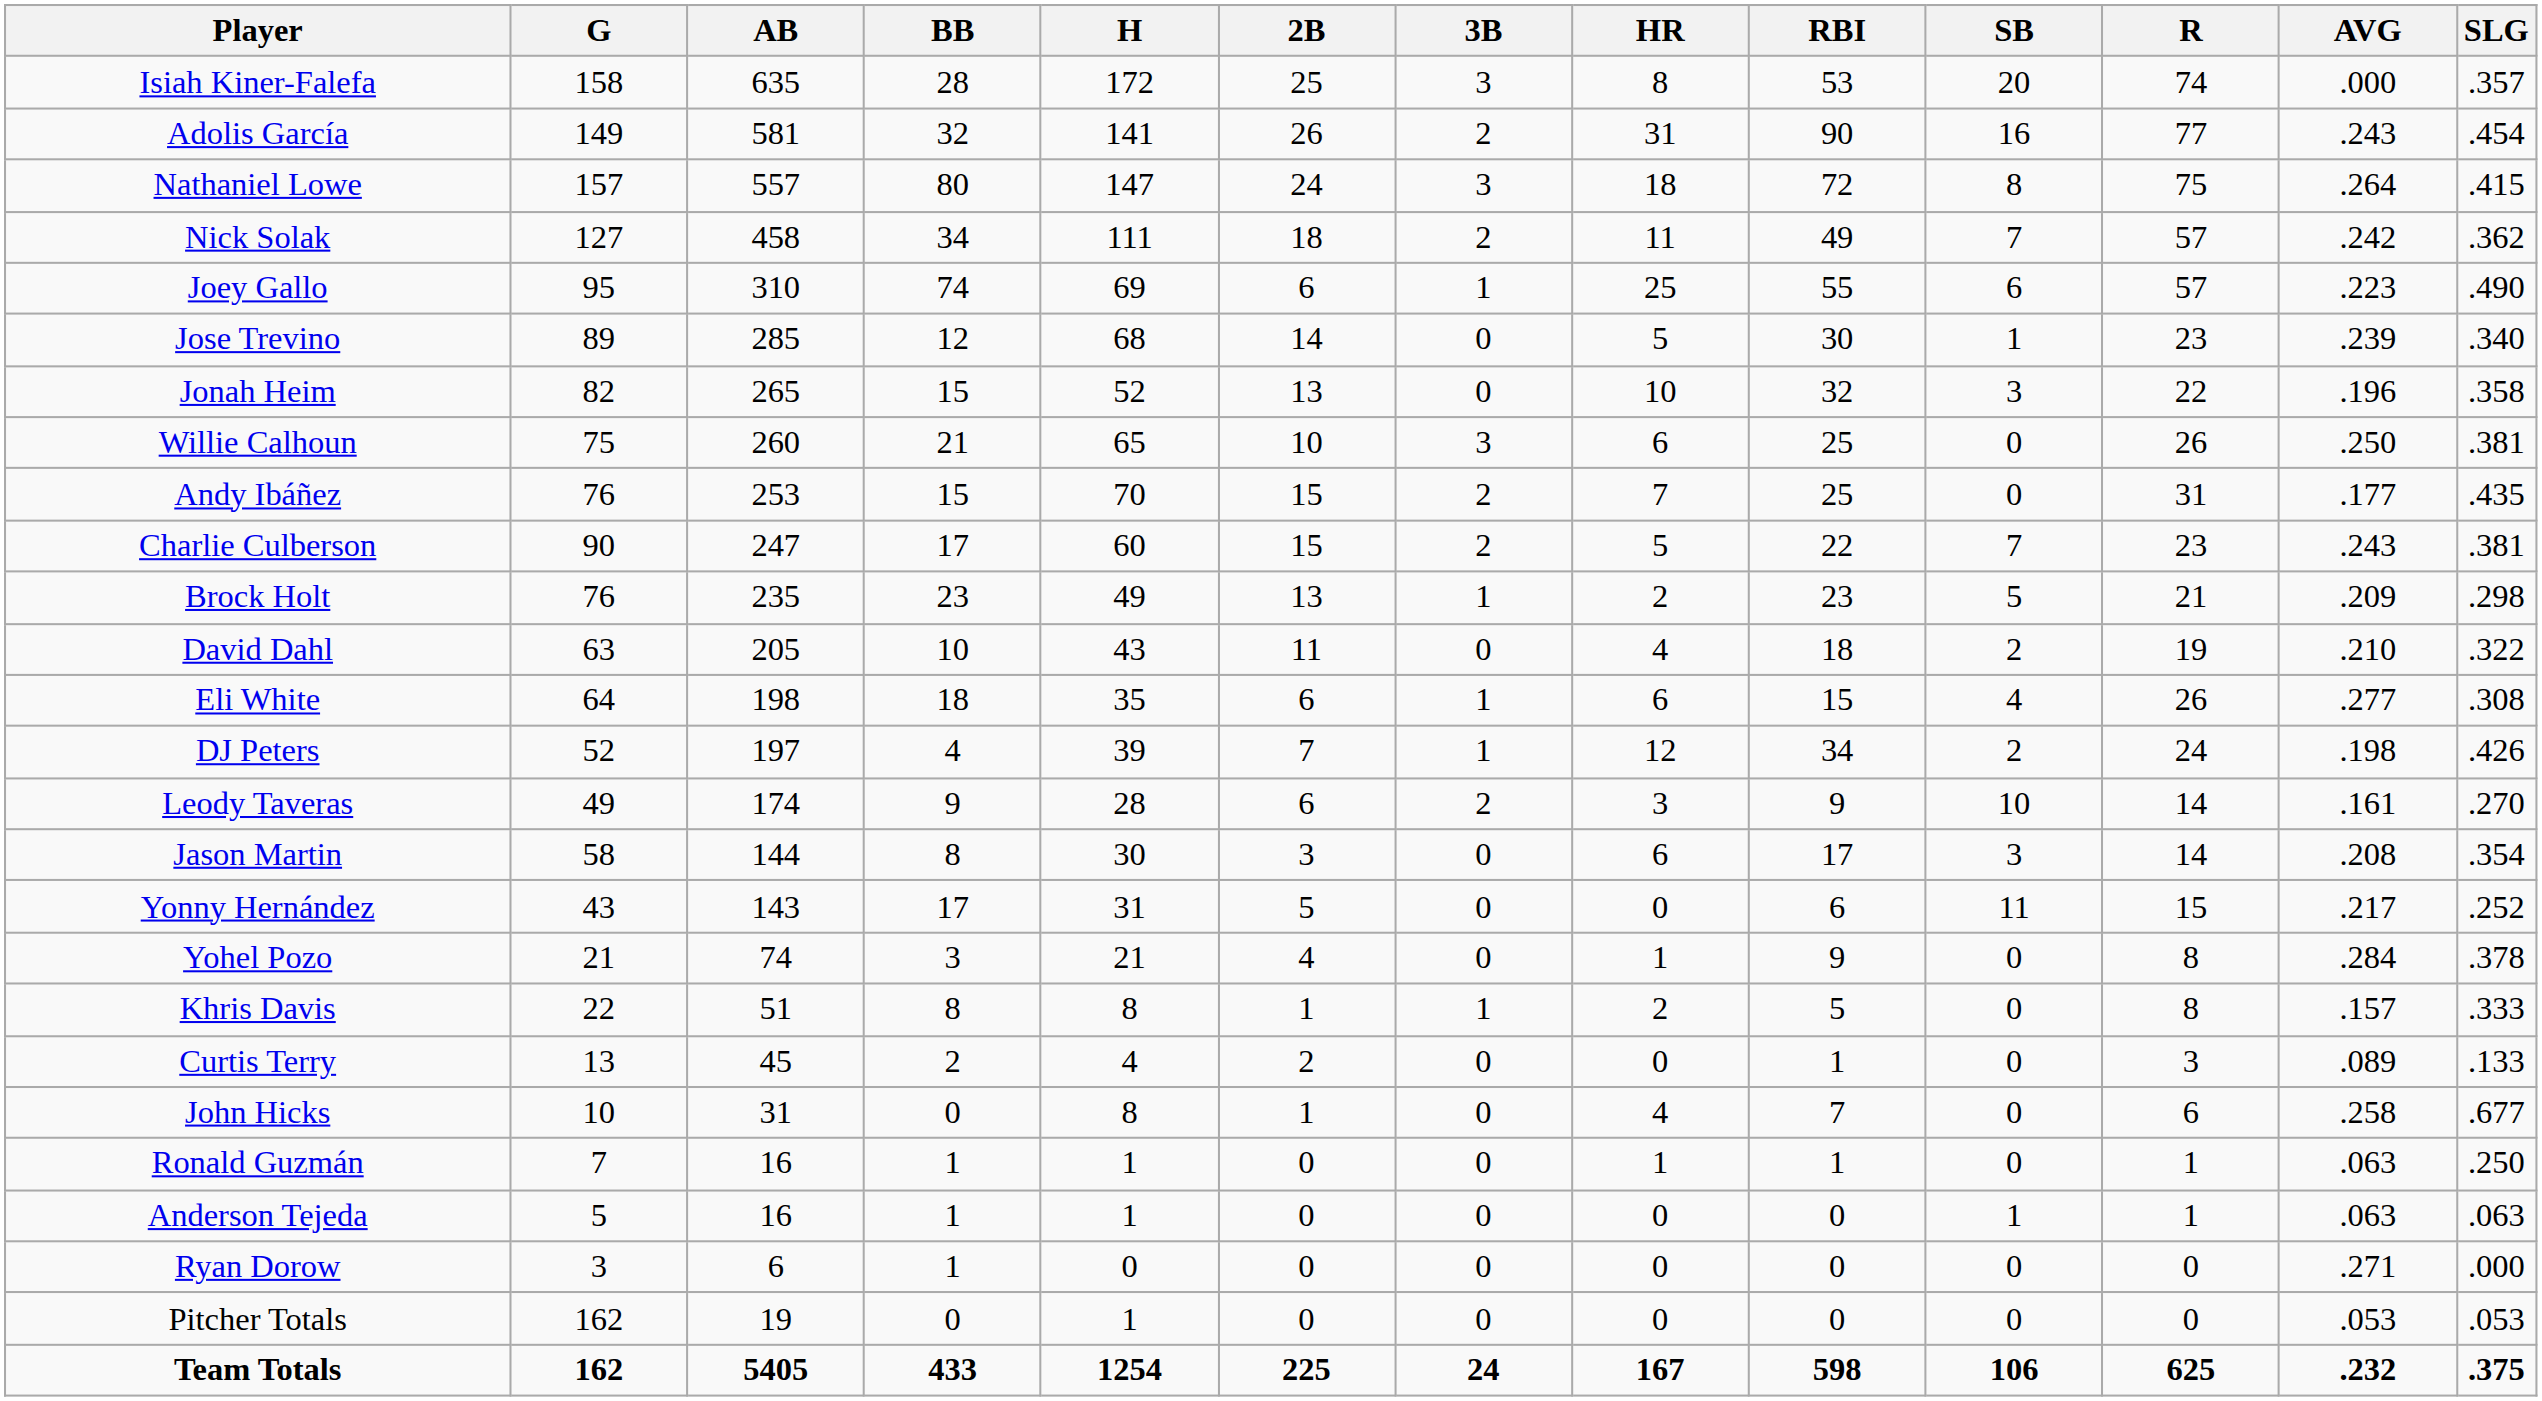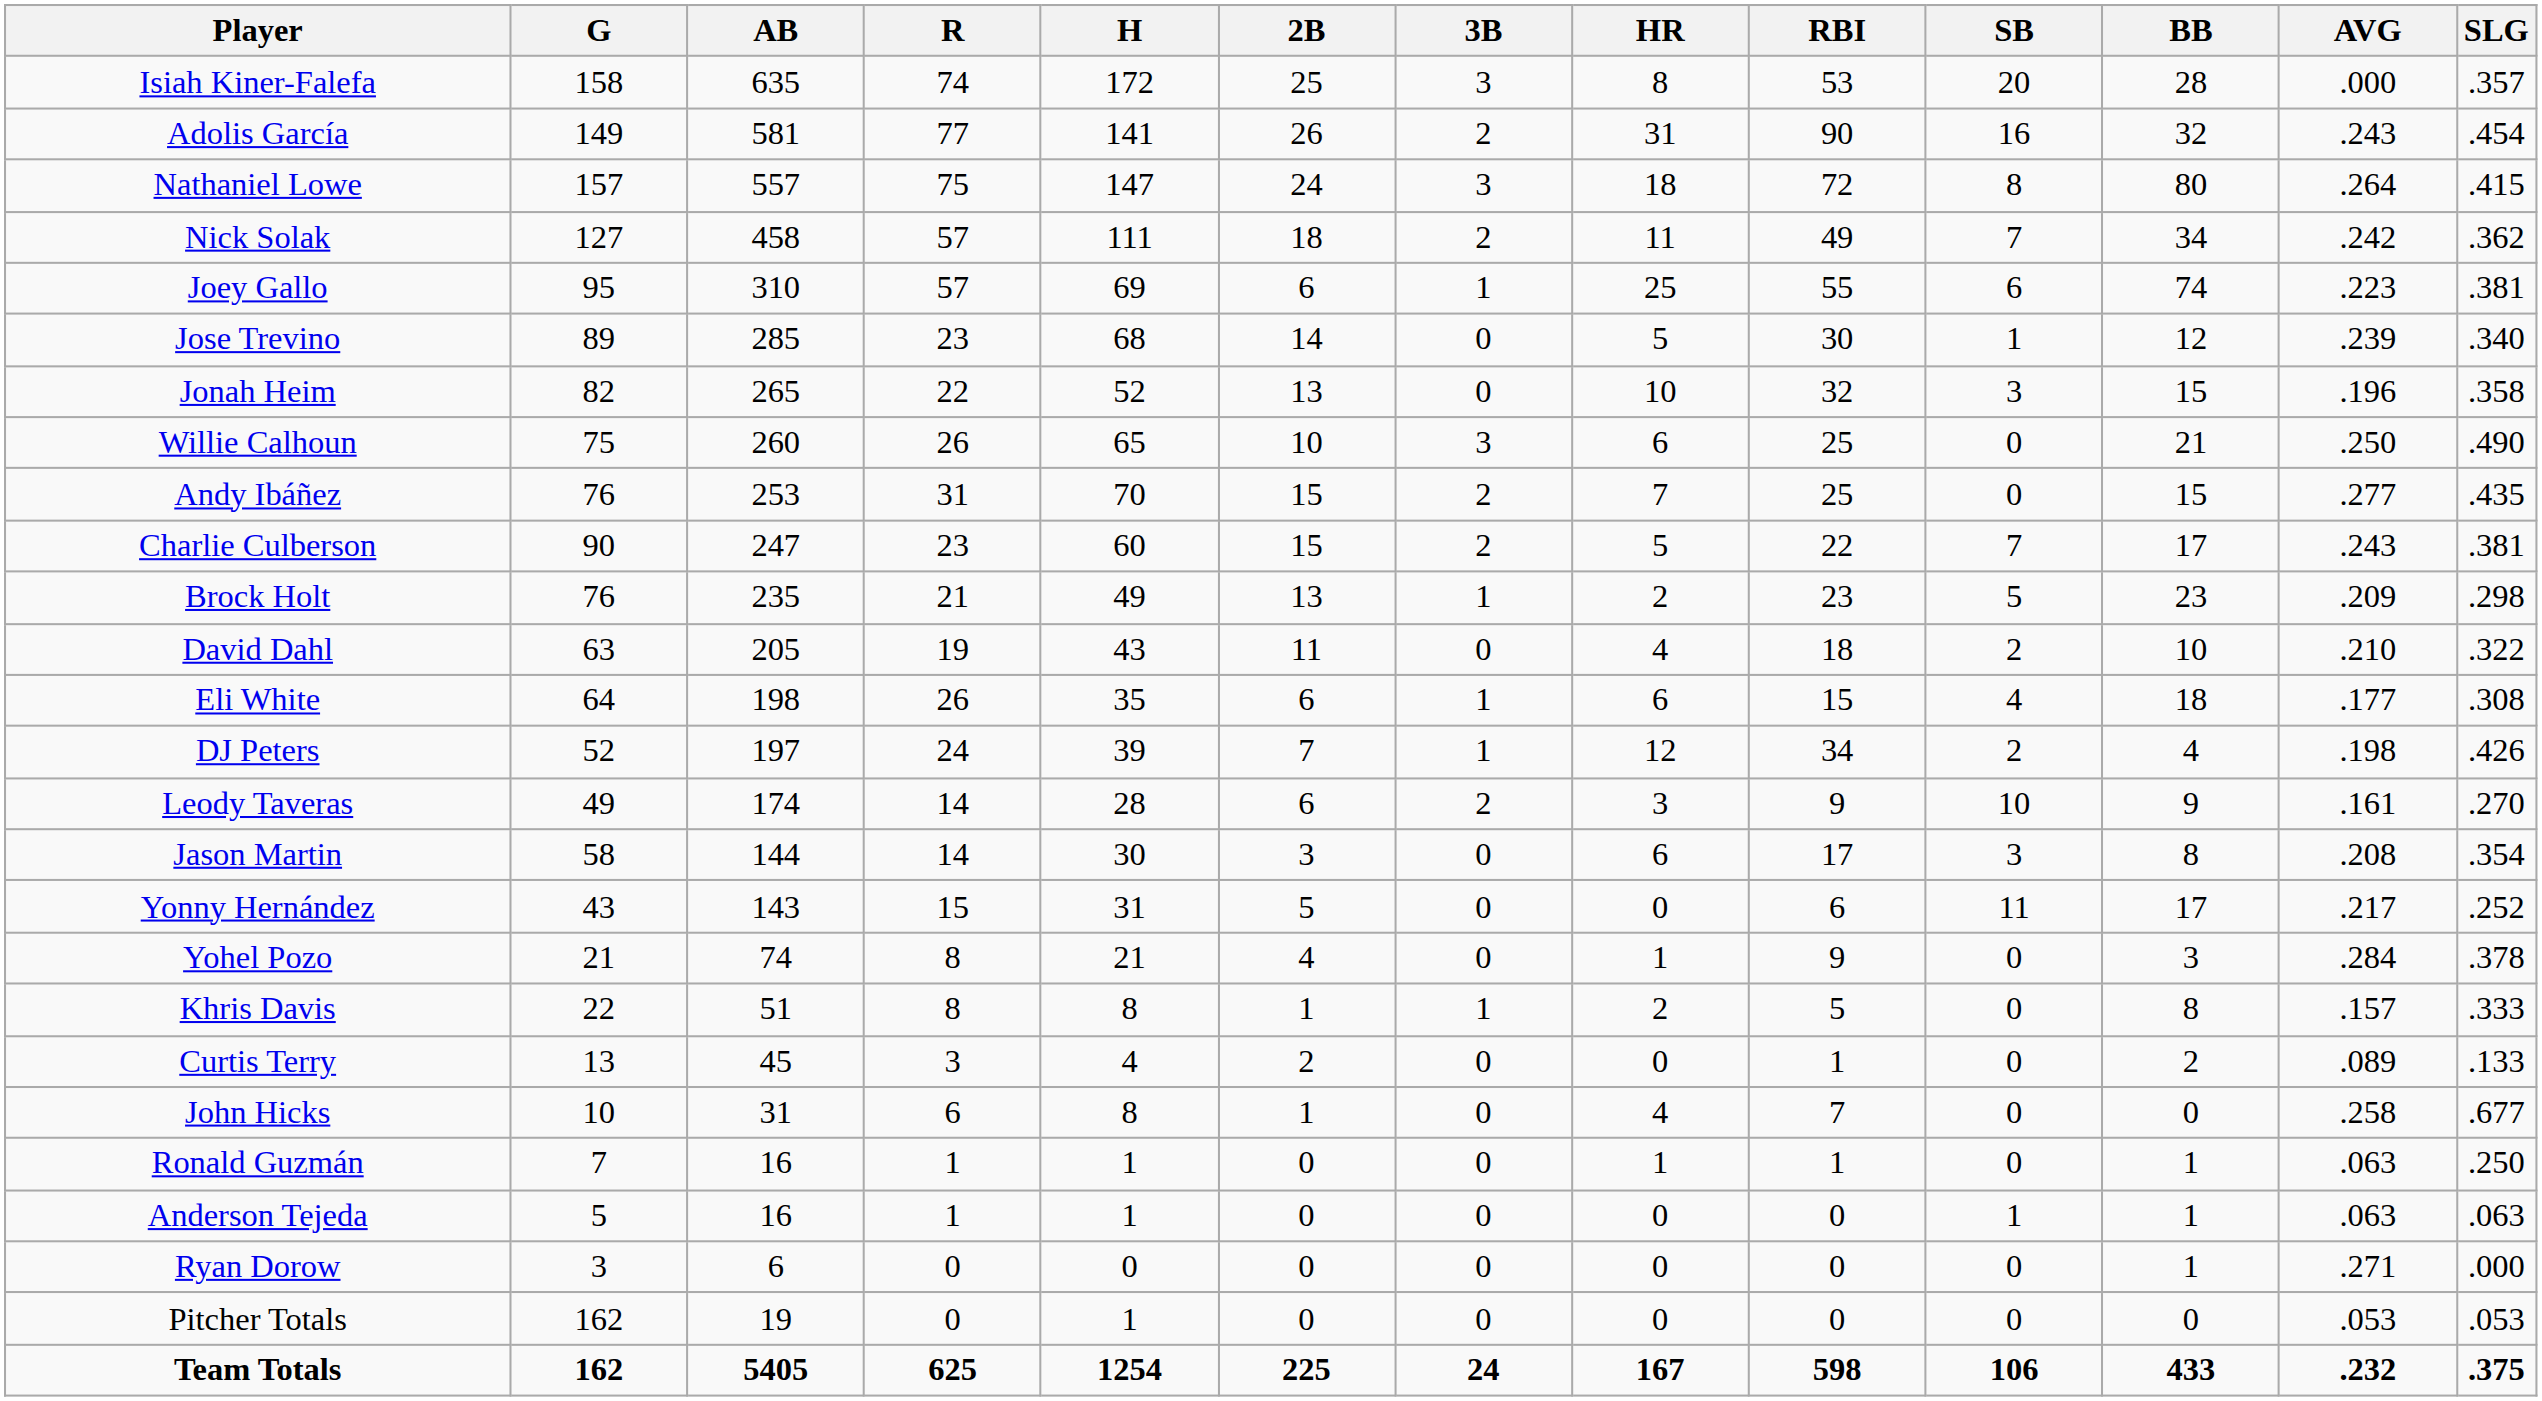columns swapped: (2191, 30) <-> (953, 30)
(2496, 287) .490 -> (2496, 287) .381
(2496, 442) .381 -> (2496, 442) .490
(2368, 493) .177 -> (2368, 493) .277
(2368, 699) .277 -> (2368, 699) .177
